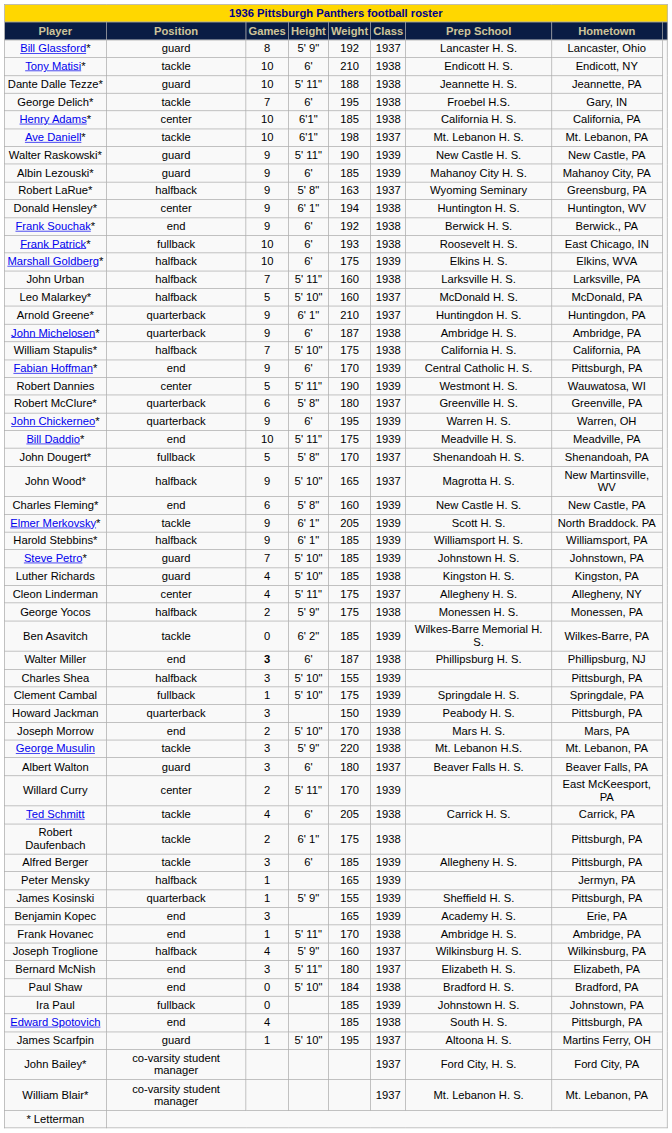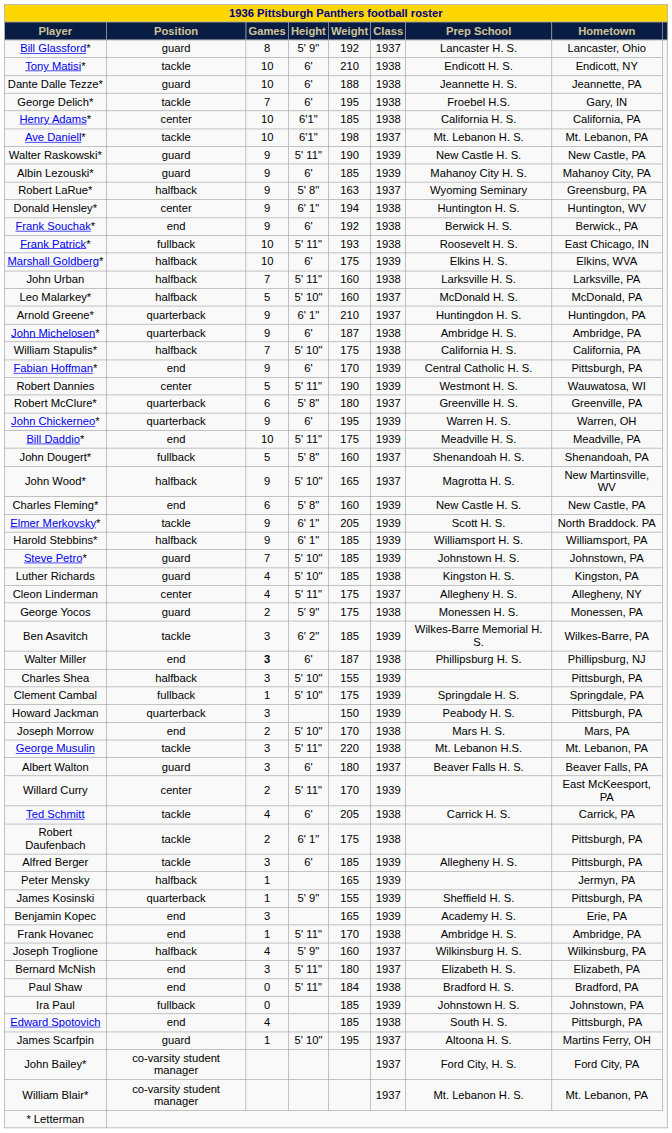(308, 84) 5' 11" -> (308, 84) 6'
(308, 244) 6' -> (308, 244) 5' 11"
(350, 457) 170 -> (350, 457) 160
(176, 612) halfback -> (176, 612) guard
(267, 636) 0 -> (267, 636) 3
(308, 749) 5' 9" -> (308, 749) 5' 11"
(308, 987) 5' 10" -> (308, 987) 5' 11"
